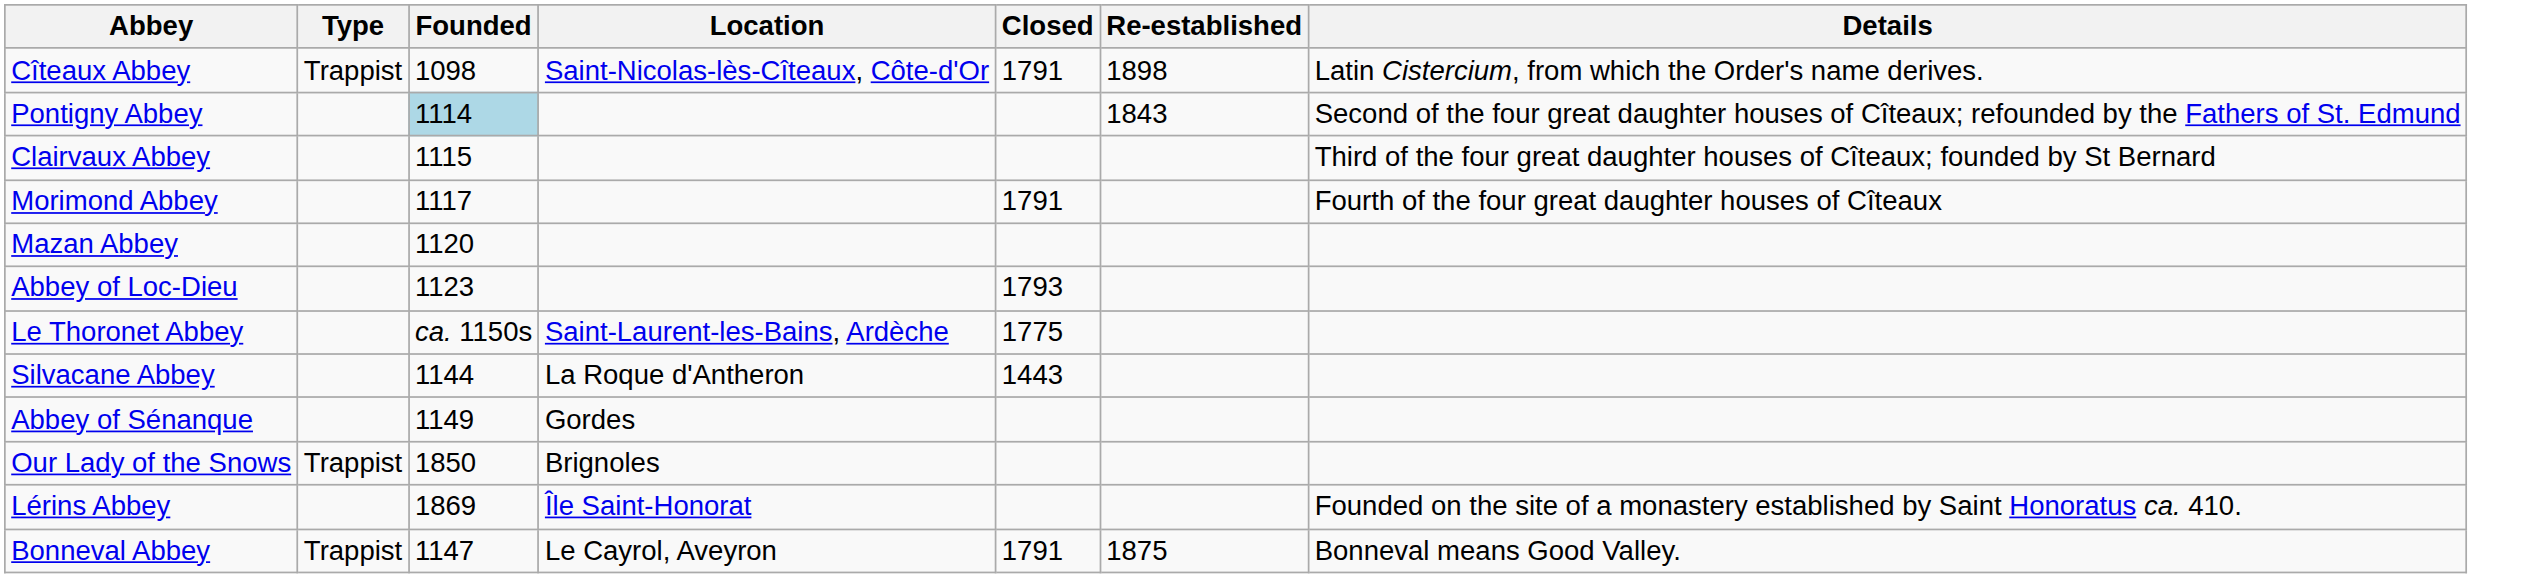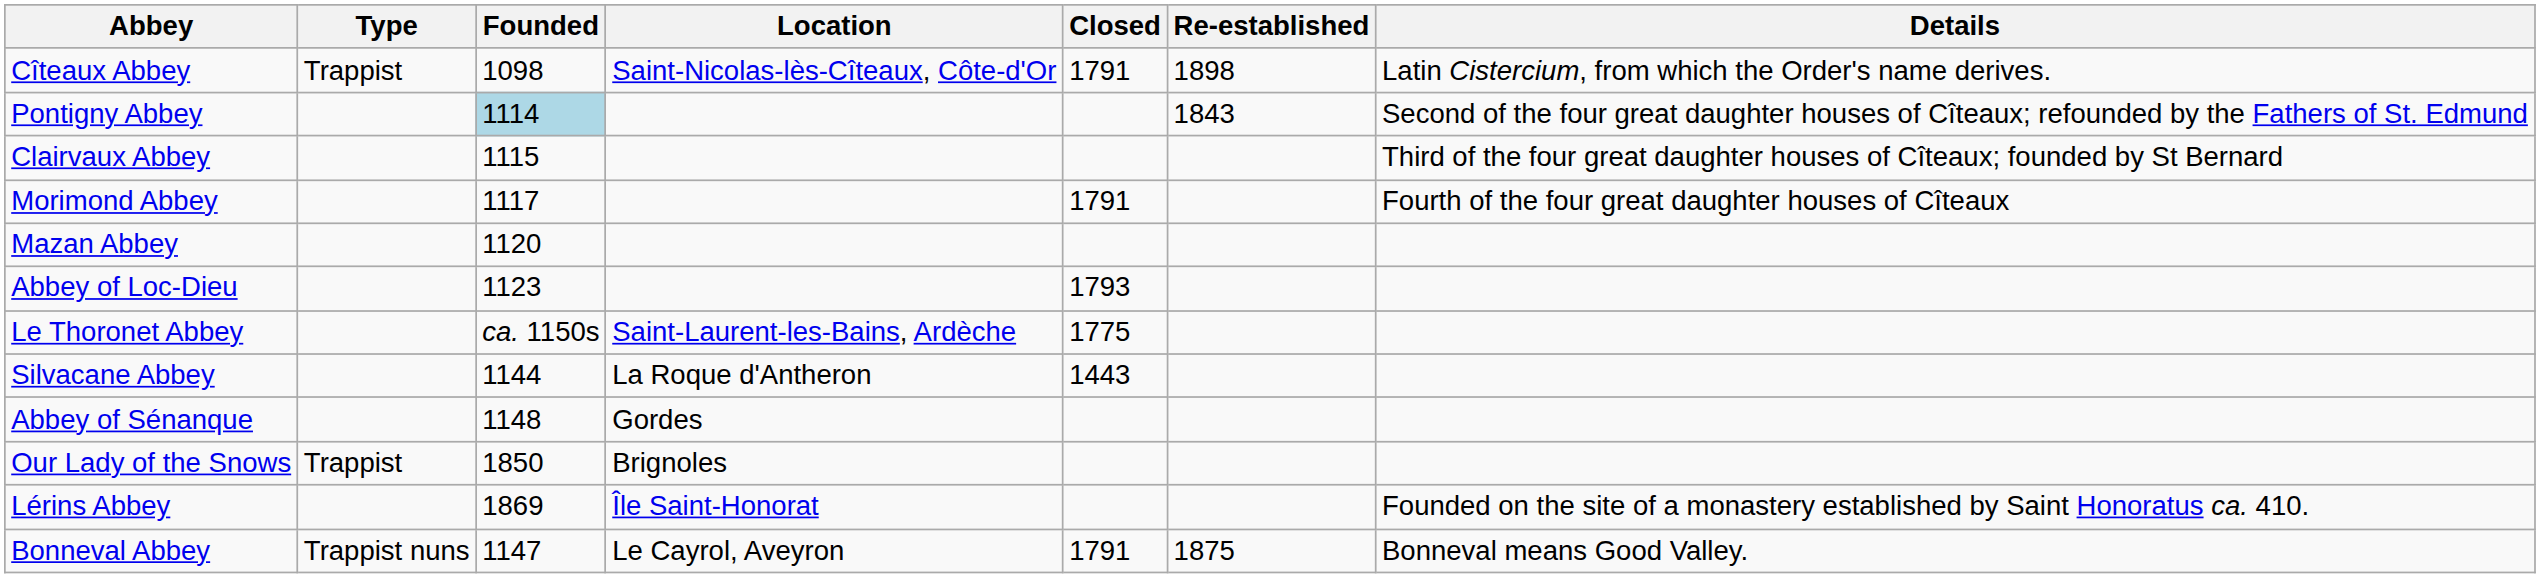(445, 419) 1149 -> (512, 419) 1148
(353, 550) Trappist -> (387, 550) Trappist nuns
